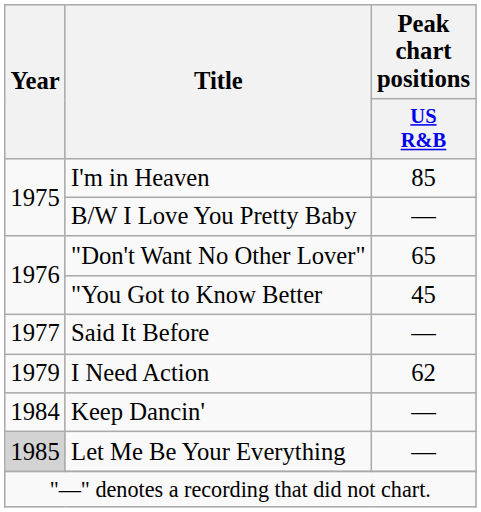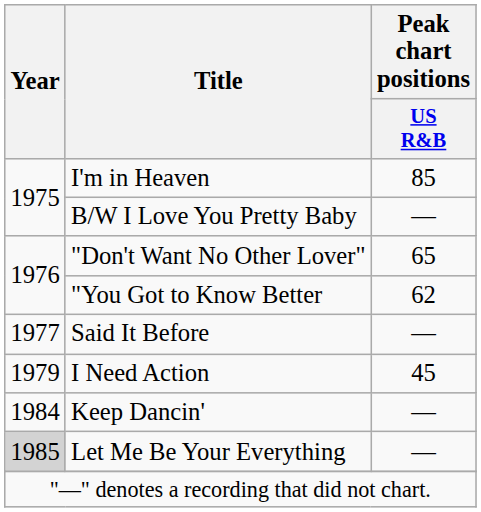(423, 294) 45 -> (423, 294) 62
(423, 372) 62 -> (423, 372) 45
